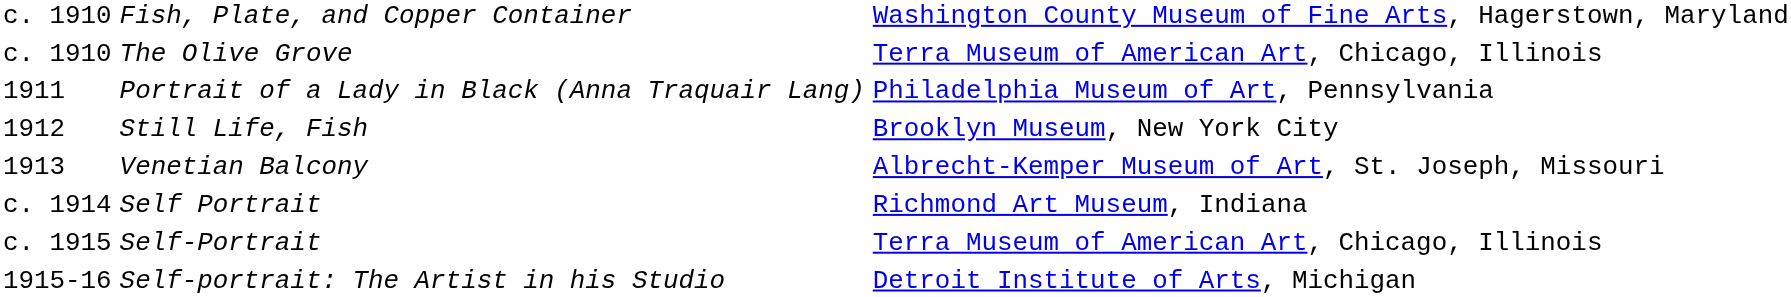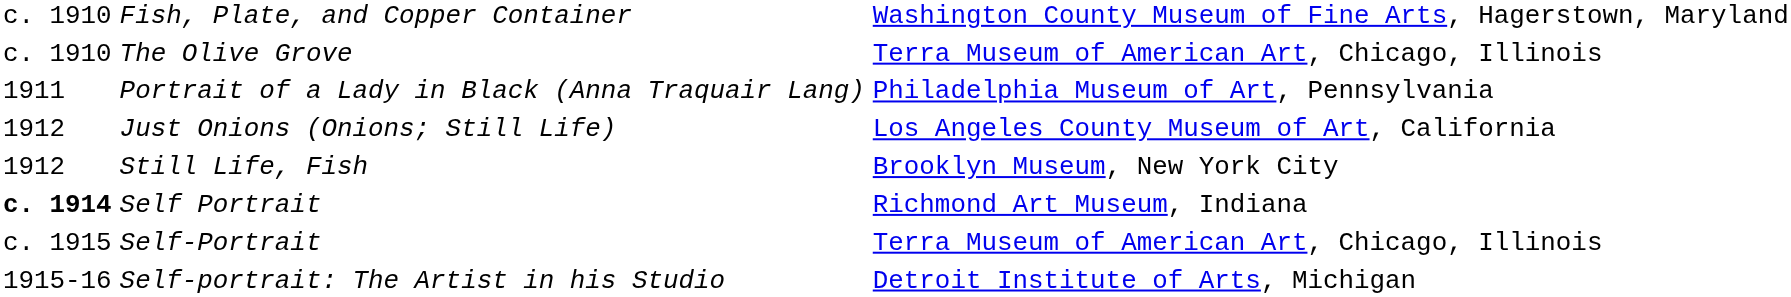+ row: (368, 129)
- row: (244, 167)
(57, 205) normal -> (57, 205) bold
